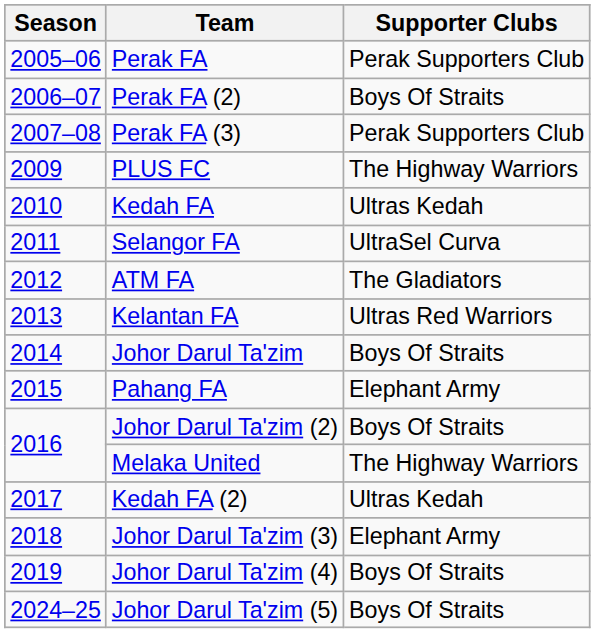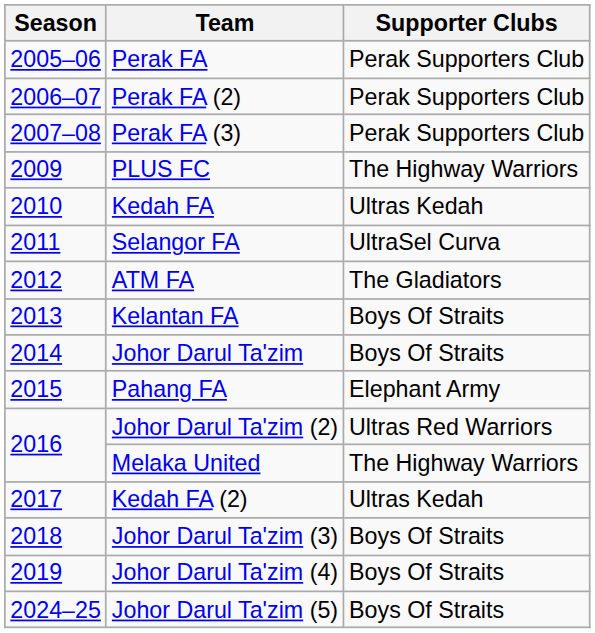(427, 96) Boys Of Straits -> (467, 96) Perak Supporters Club
(451, 316) Ultras Red Warriors -> (427, 316) Boys Of Straits
(427, 426) Boys Of Straits -> (451, 426) Ultras Red Warriors
(425, 536) Elephant Army -> (427, 536) Boys Of Straits
